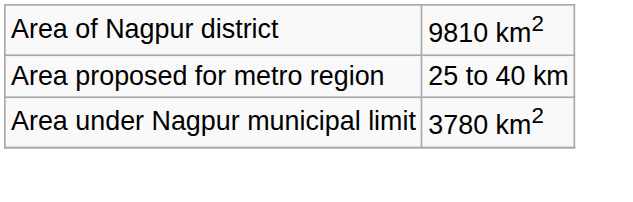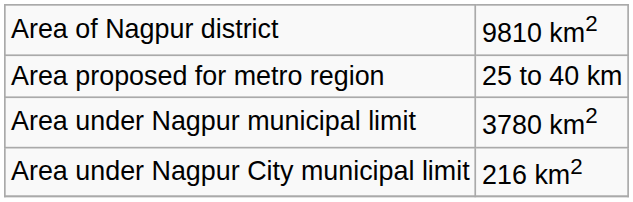+ row: (240, 171)
